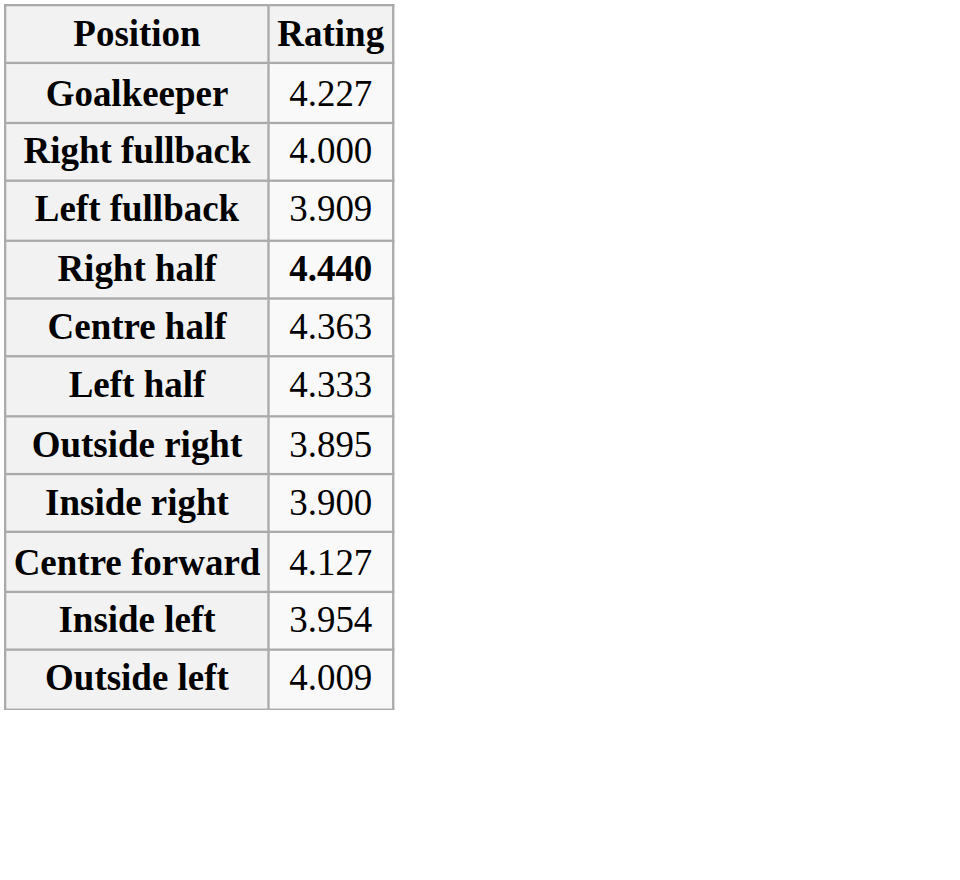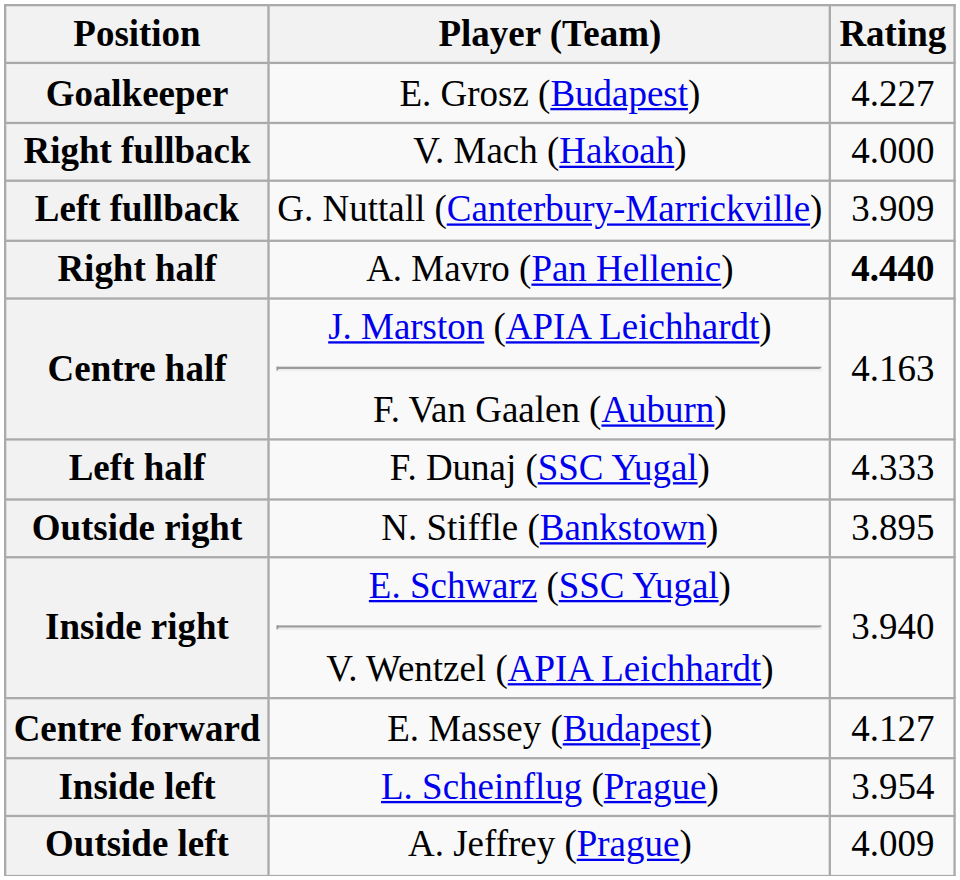+ column: (550, 33)
(331, 326) 4.363 -> (893, 368) 4.163
(331, 502) 3.900 -> (893, 627) 3.940
